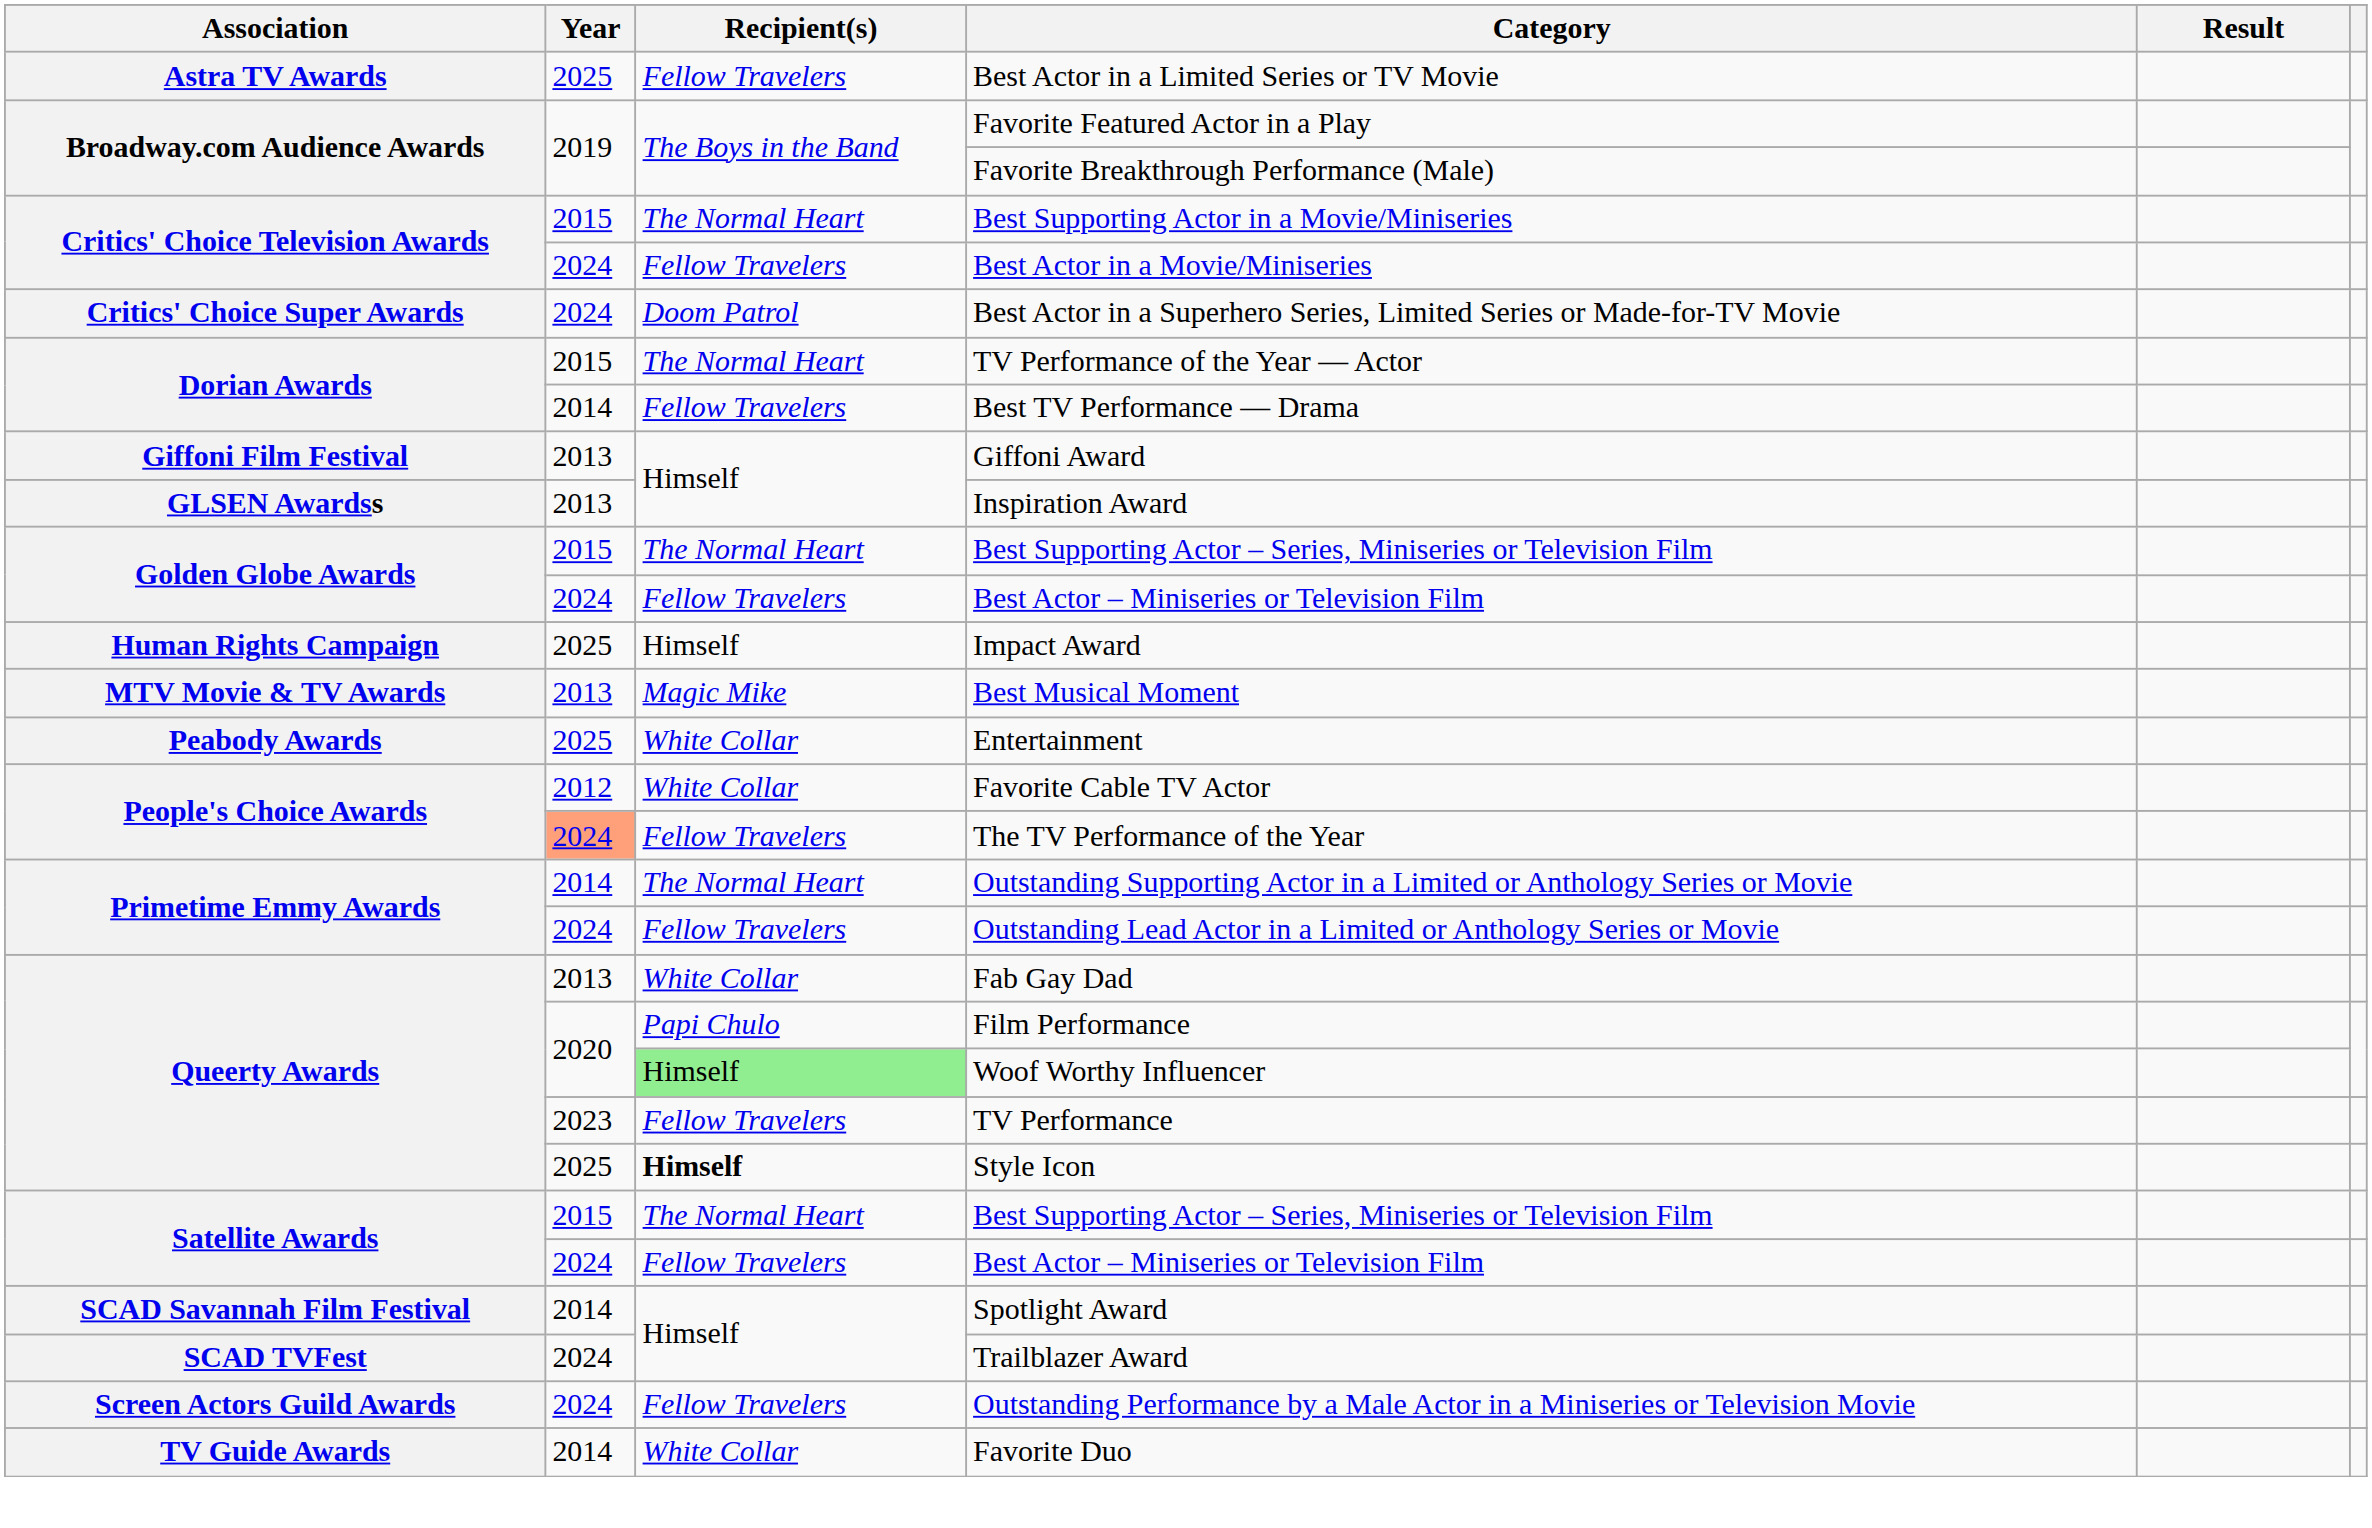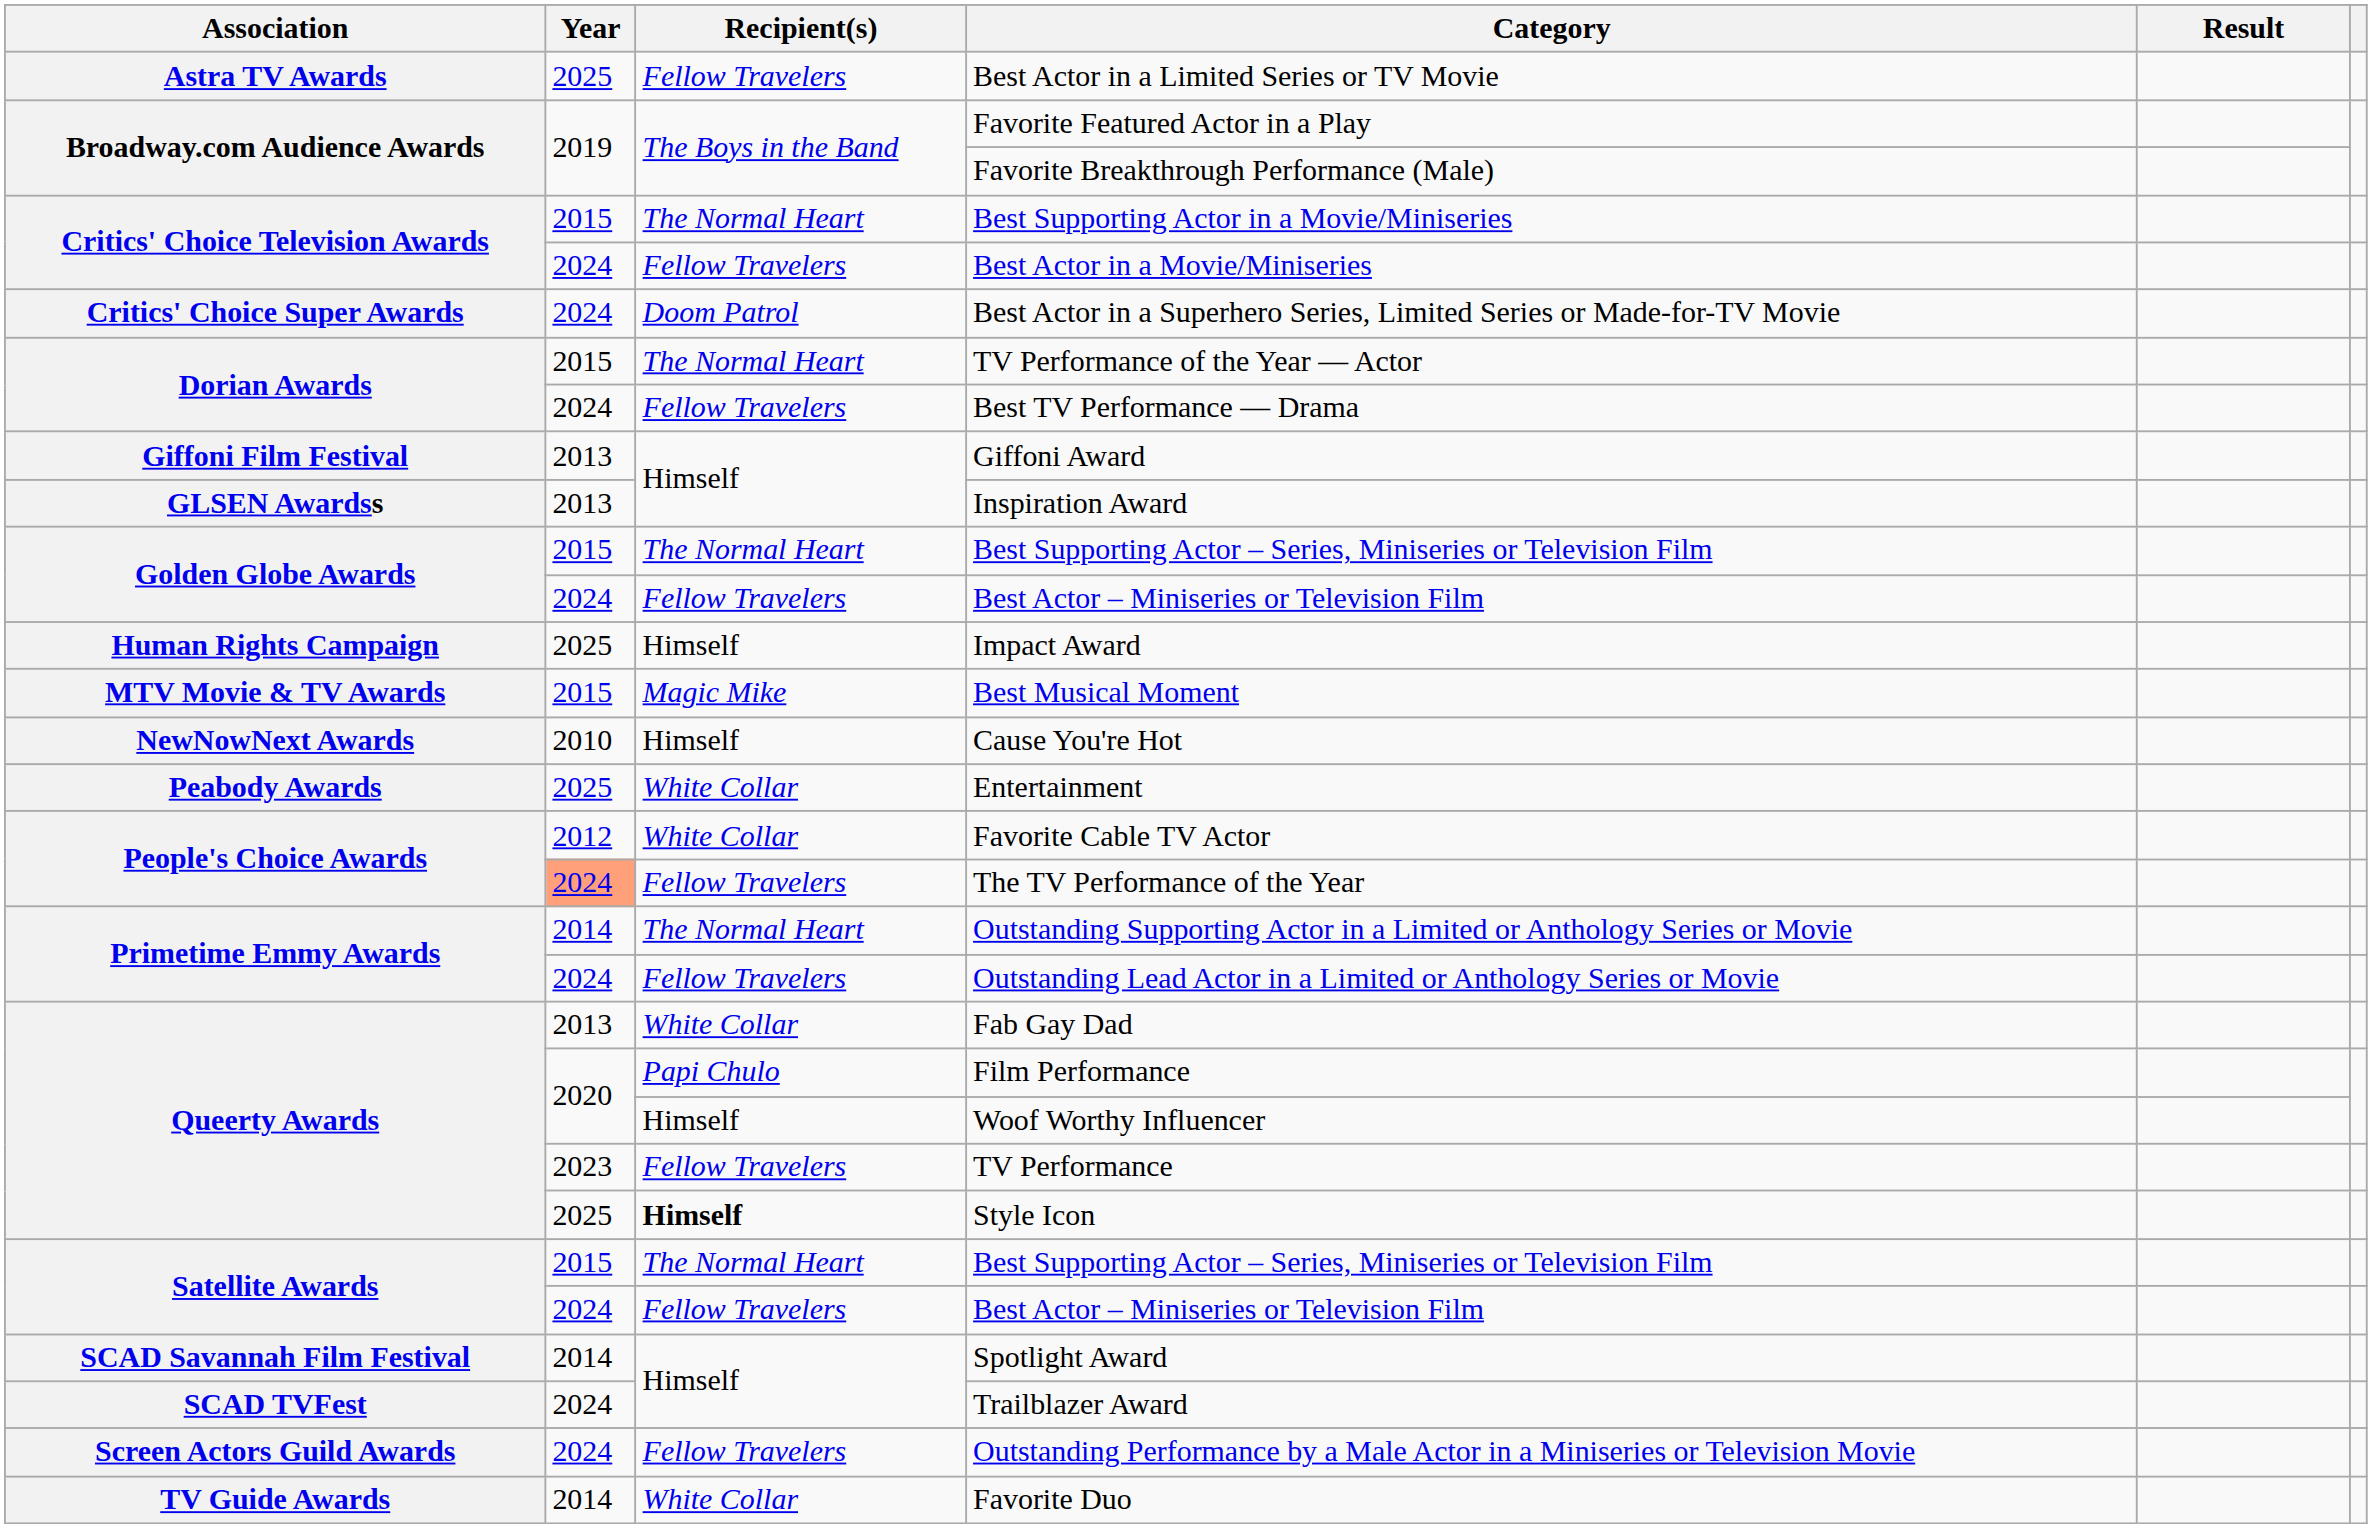(582, 407) 2014 -> (582, 407) 2024
(582, 692) 2013 -> (582, 692) 2015
+ row: (275, 739)
(691, 1072) lightgreen background -> (691, 1119) no background
